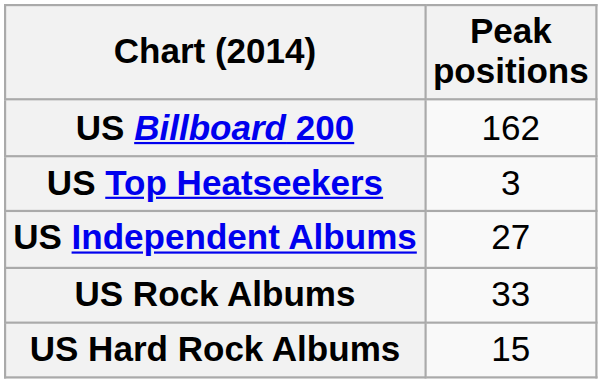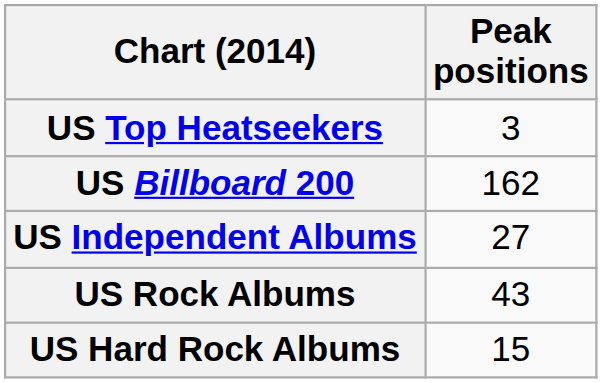rows swapped: (215, 127) <-> (215, 182)
(511, 293) 33 -> (511, 293) 43
